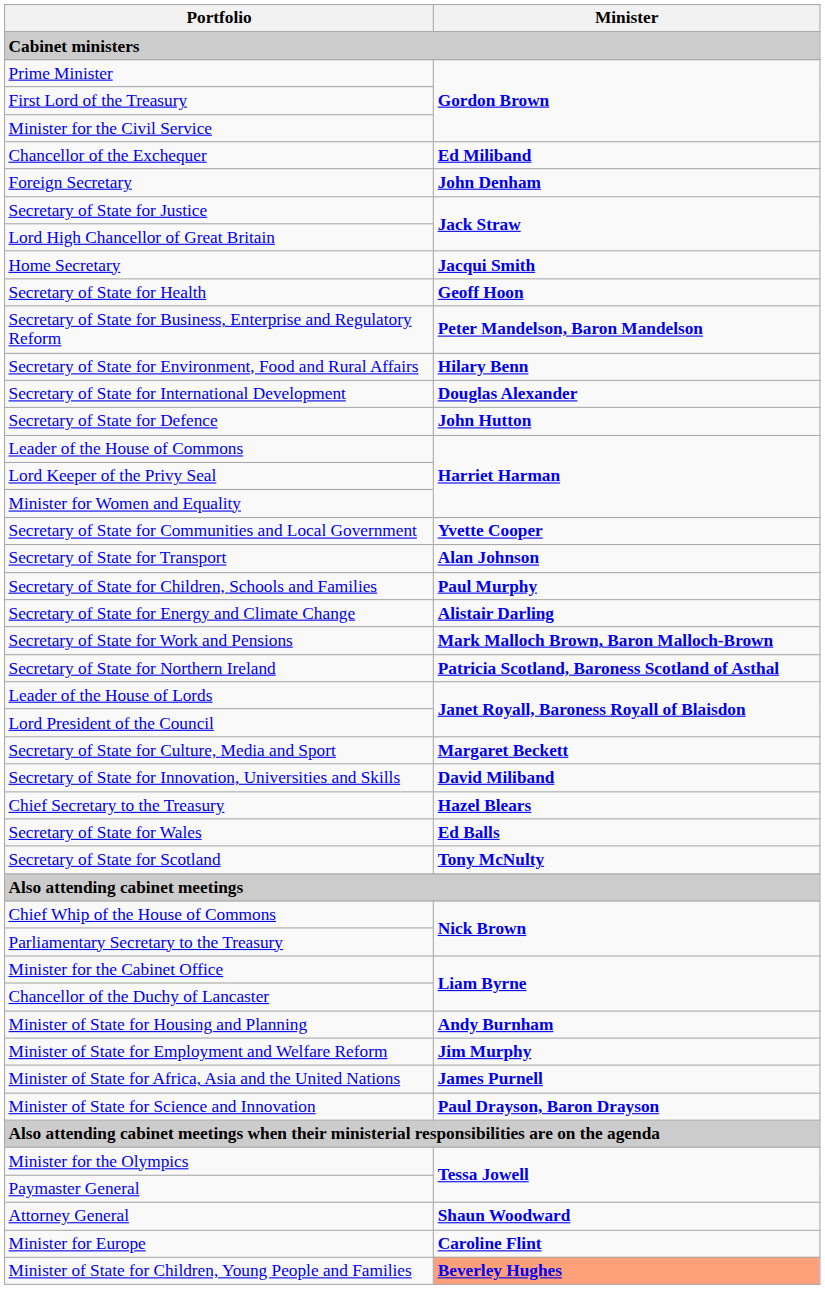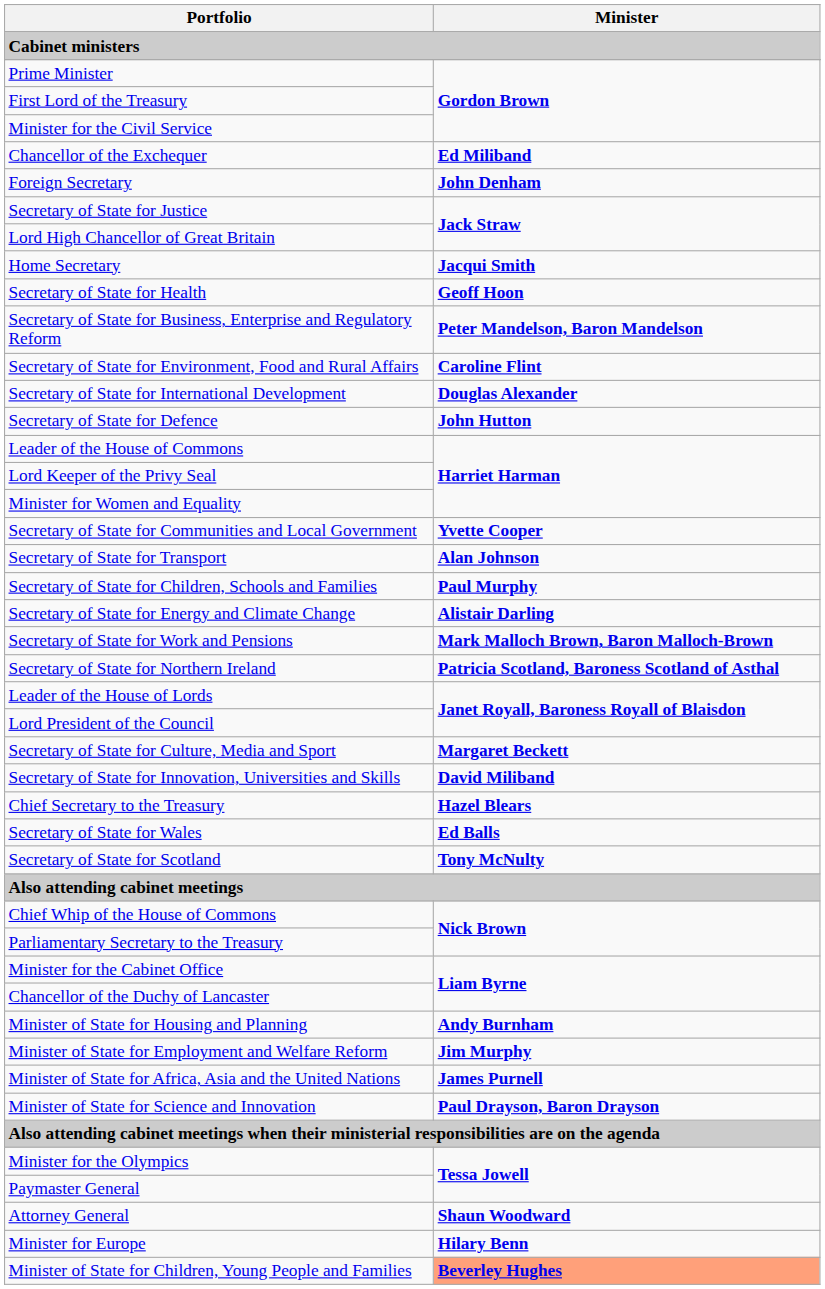(483, 366) Hilary Benn -> (490, 366) Caroline Flint
(490, 1243) Caroline Flint -> (483, 1243) Hilary Benn
